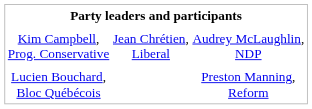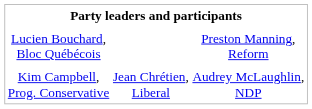rows swapped: (59, 46) <-> (59, 84)
